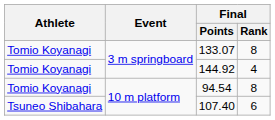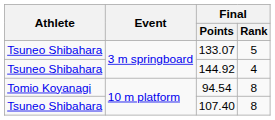(49, 50) Tomio Koyanagi -> (55, 50) Tsuneo Shibahara
(254, 50) 8 -> (254, 50) 5
(49, 69) Tomio Koyanagi -> (55, 69) Tsuneo Shibahara
(254, 106) 6 -> (254, 106) 8
